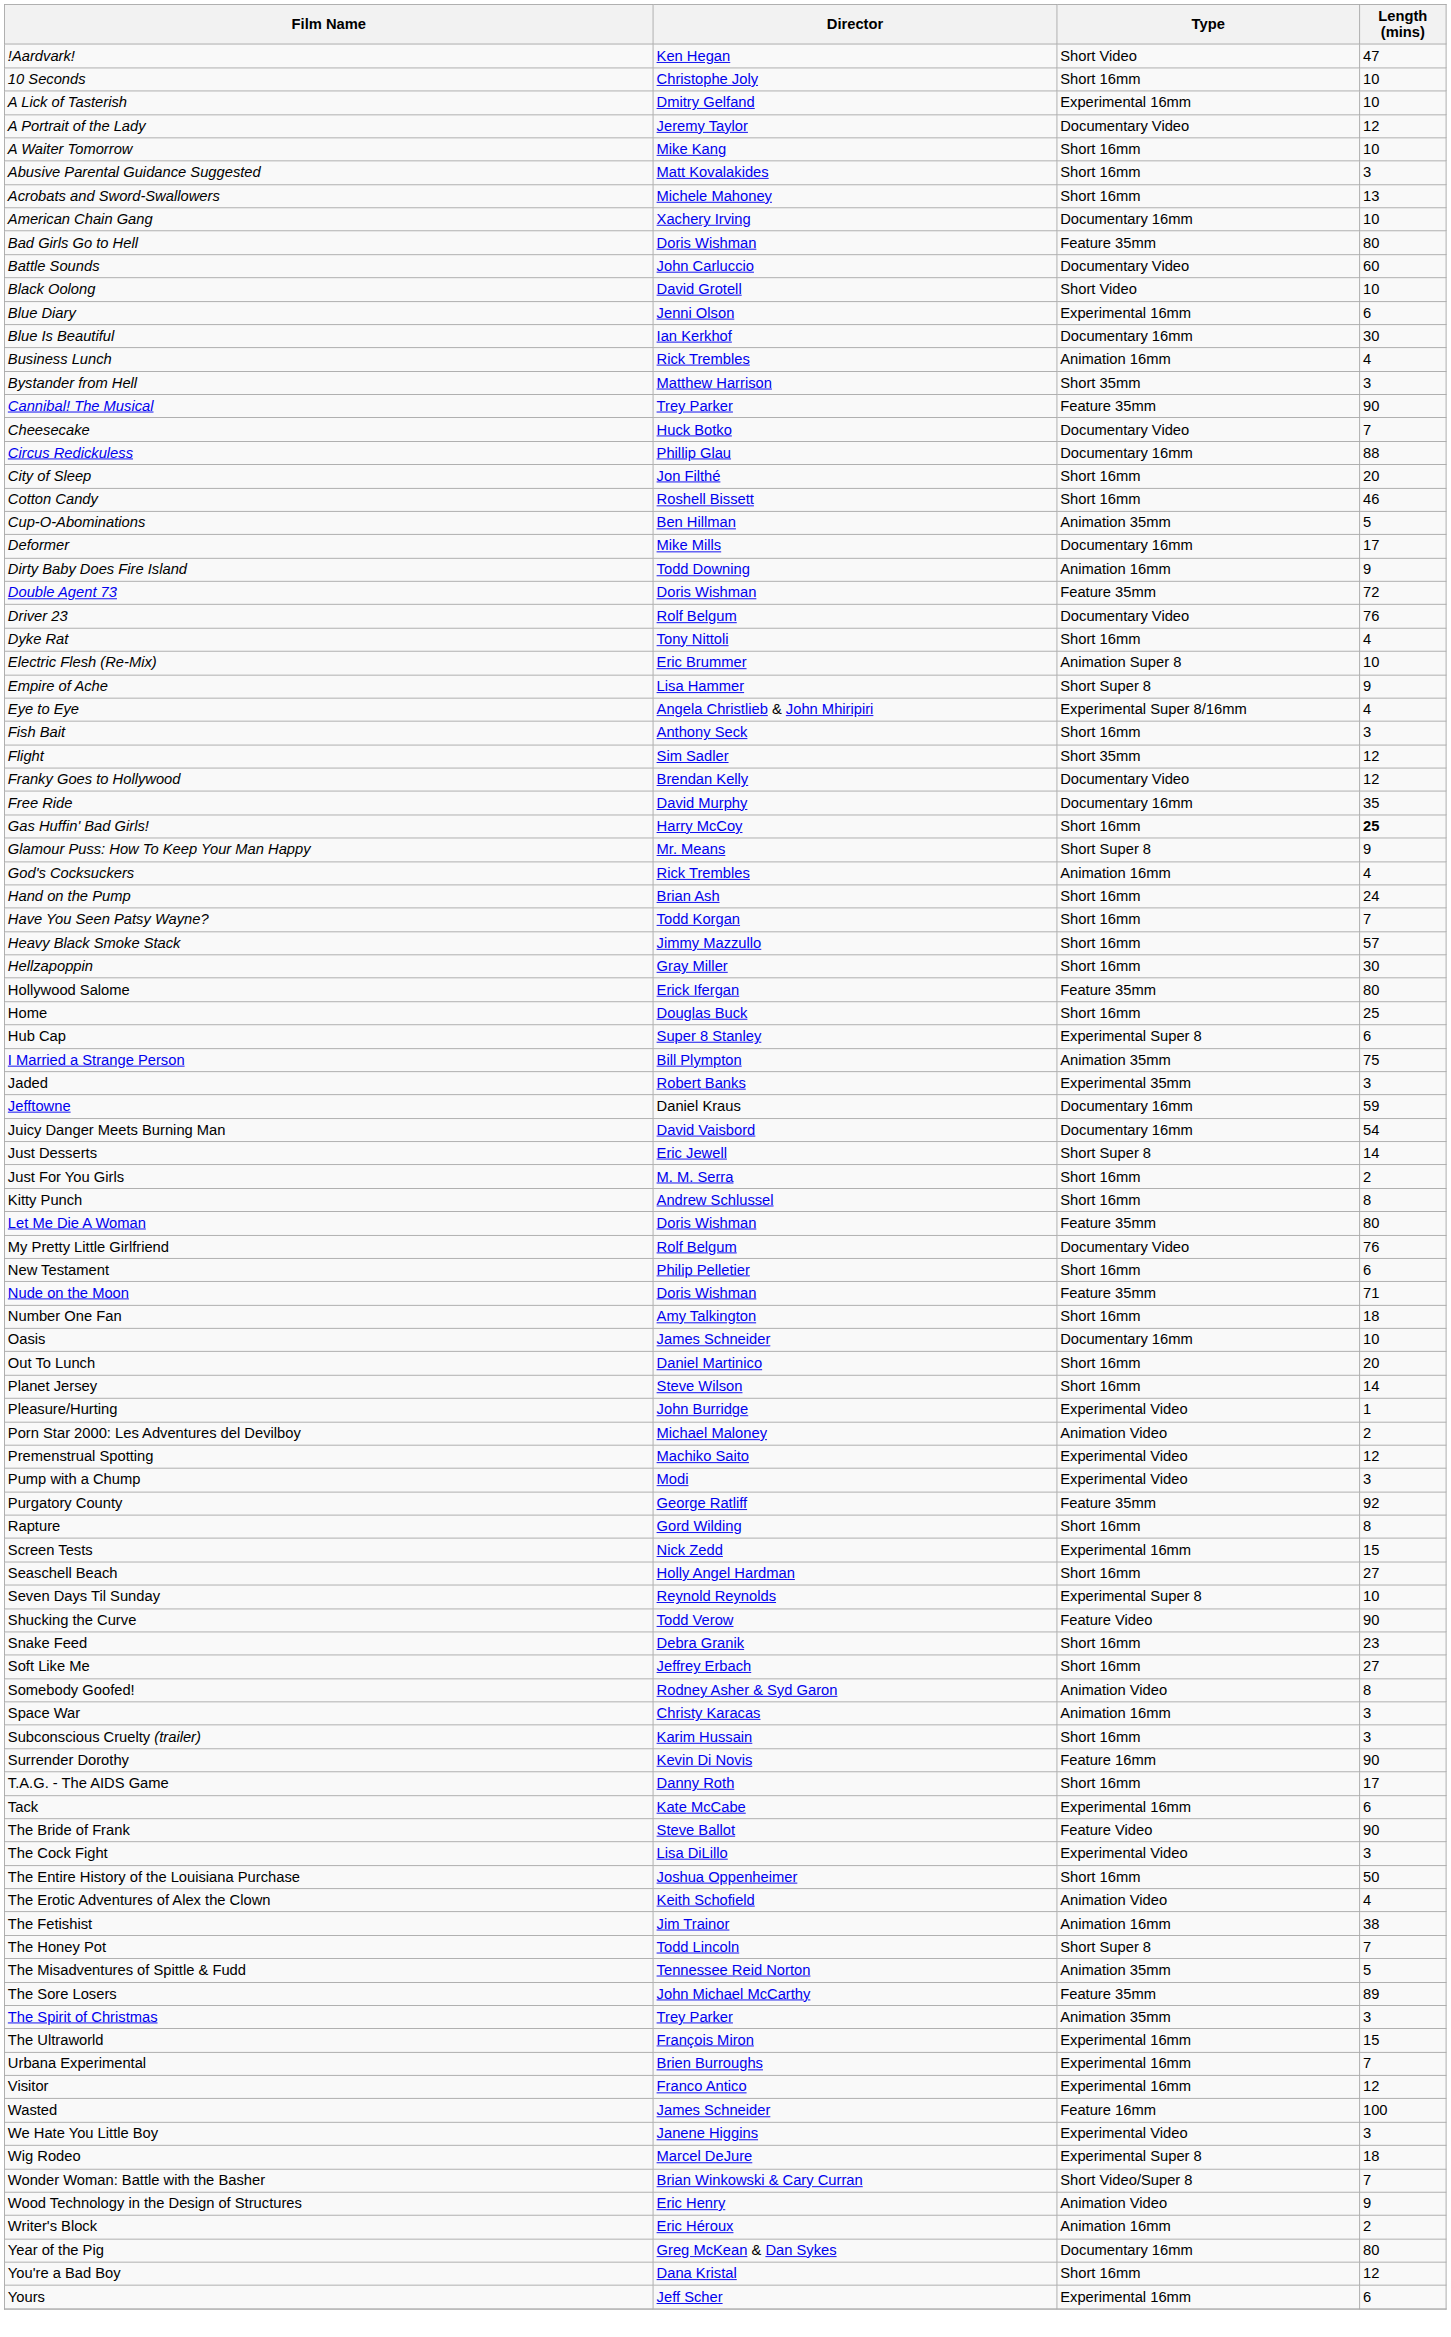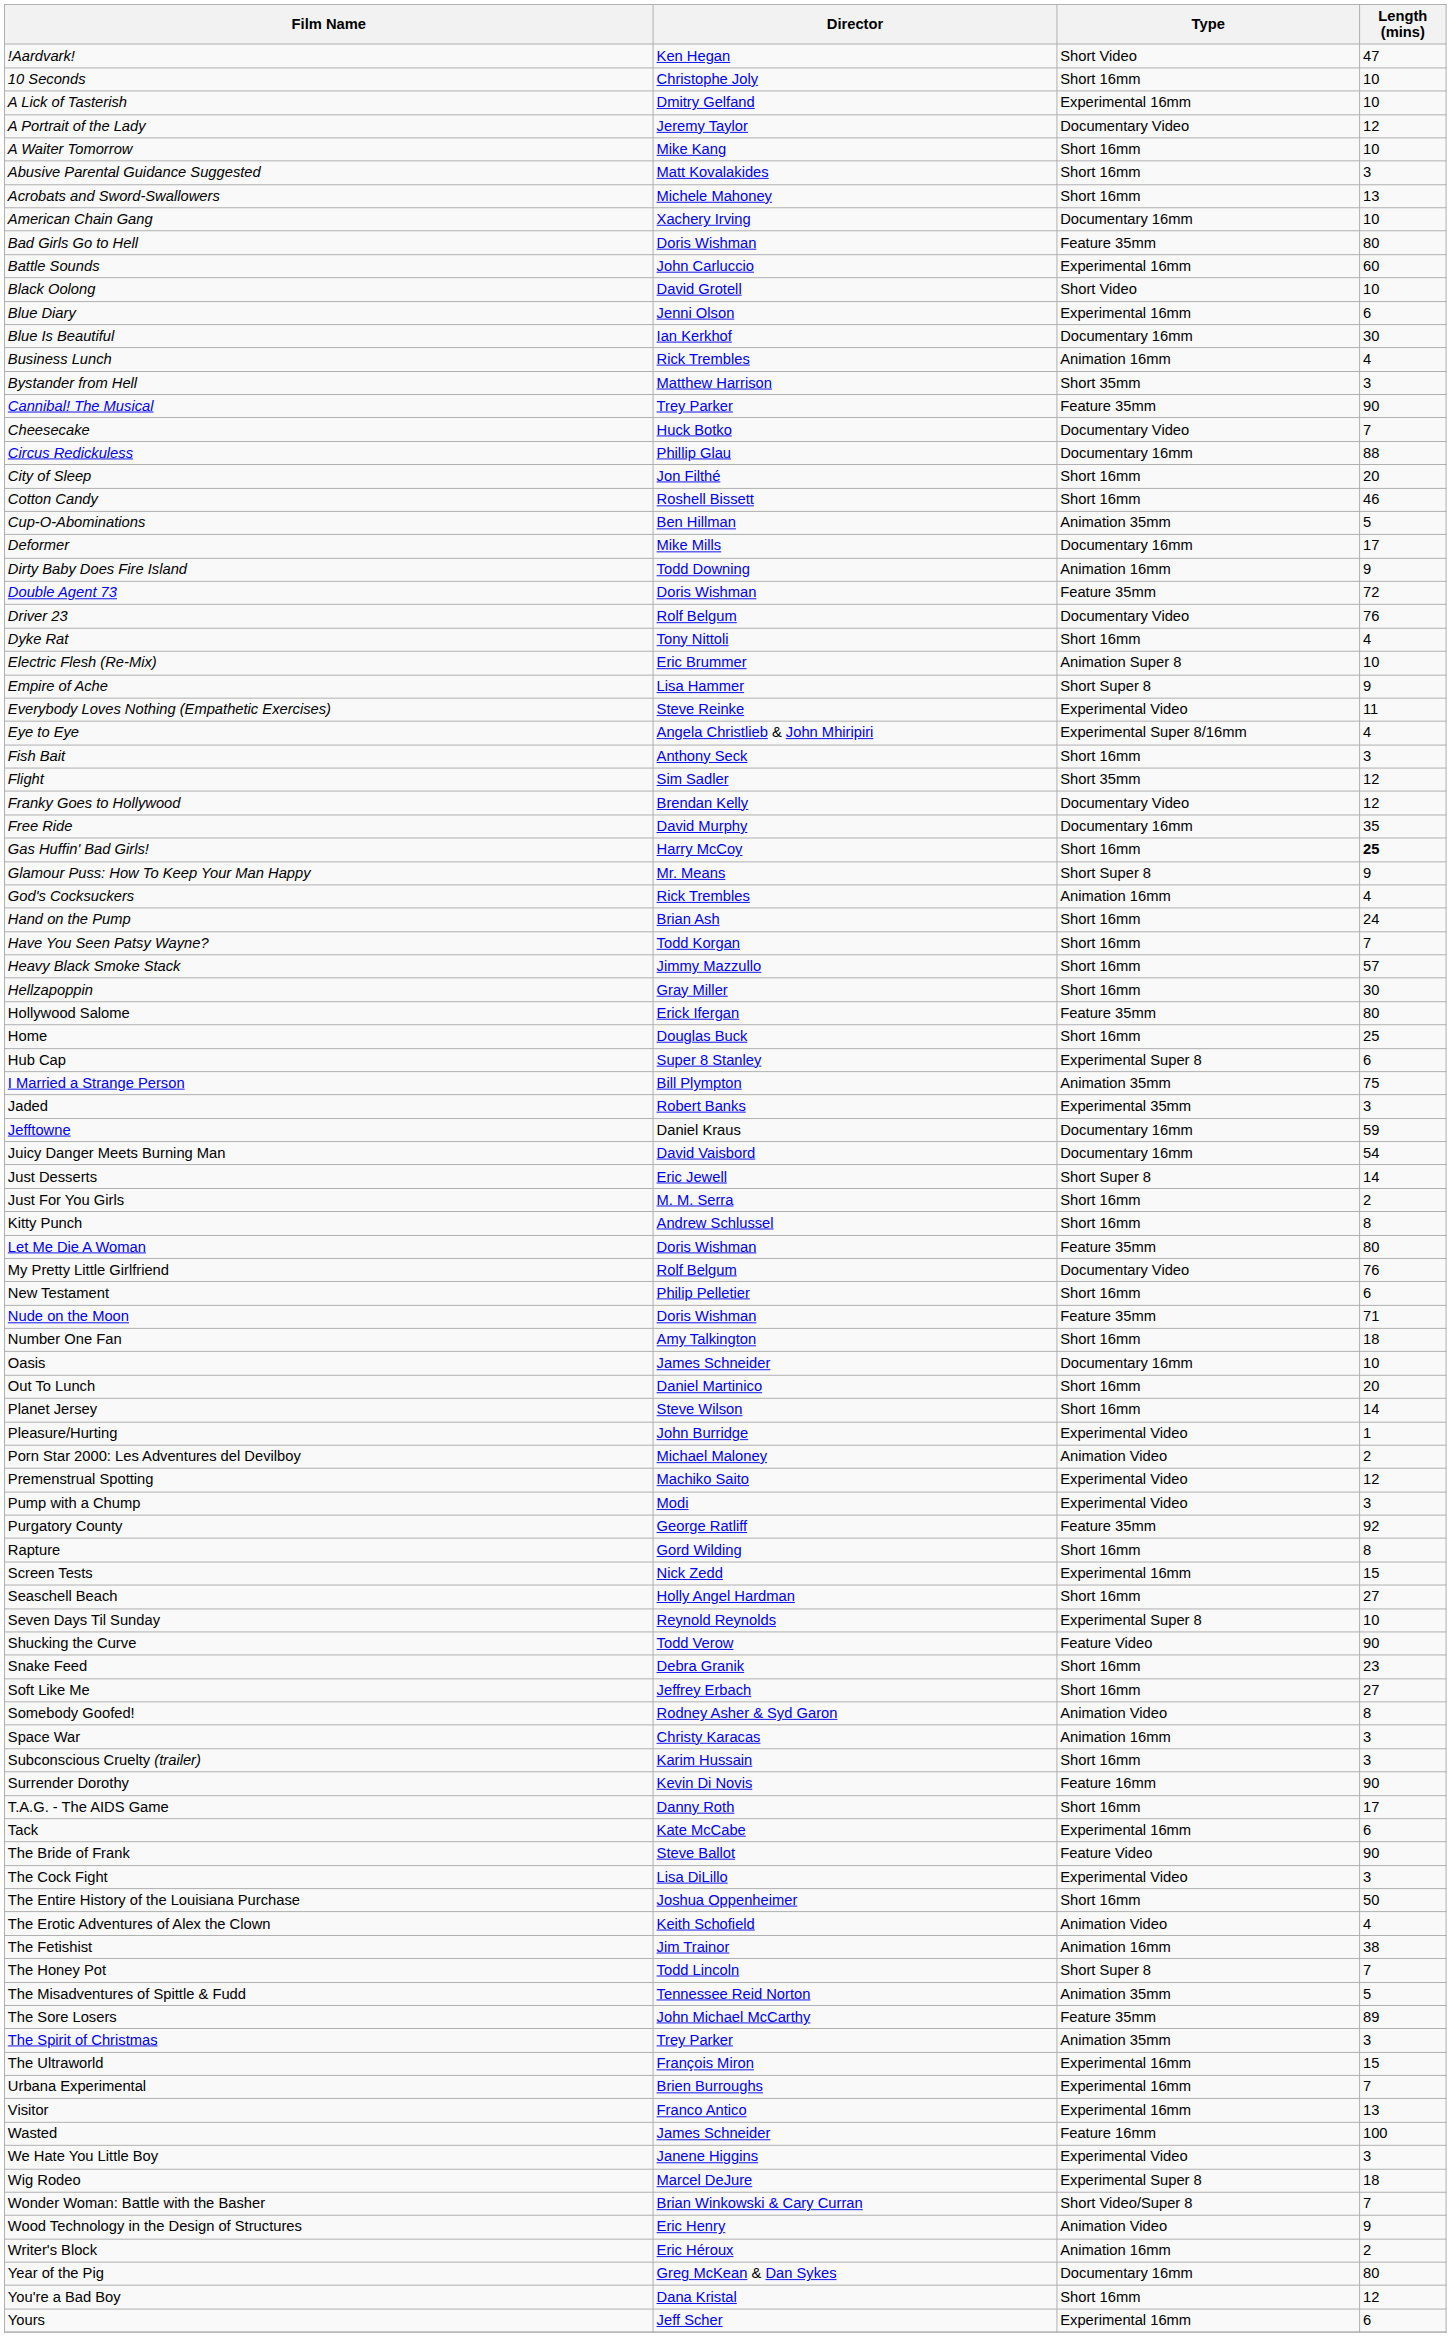(1125, 266) Documentary Video -> (1126, 266) Experimental 16mm
+ row: (169, 709)
(1371, 2087) 12 -> (1371, 2110) 13
